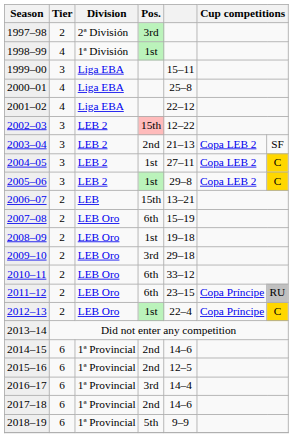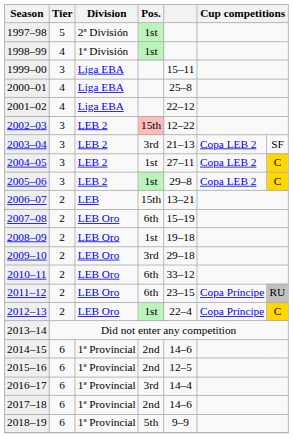(62, 32) 2 -> (62, 32) 5
(151, 32) 3rd -> (151, 32) 1st
(151, 143) 2nd -> (151, 143) 3rd
